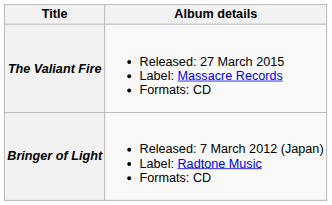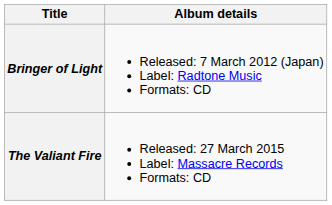rows swapped: (55, 156) <-> (55, 68)
